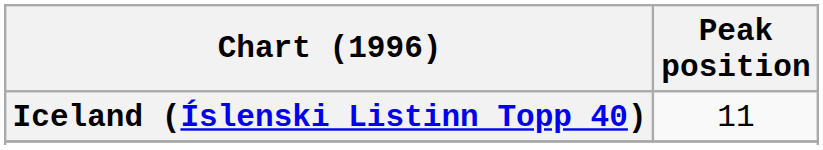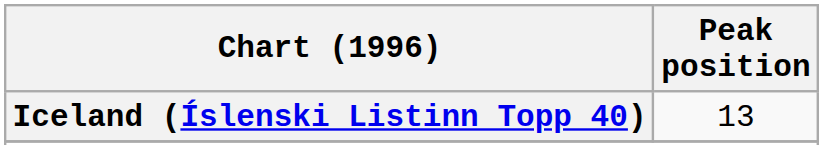(736, 117) 11 -> (736, 117) 13
